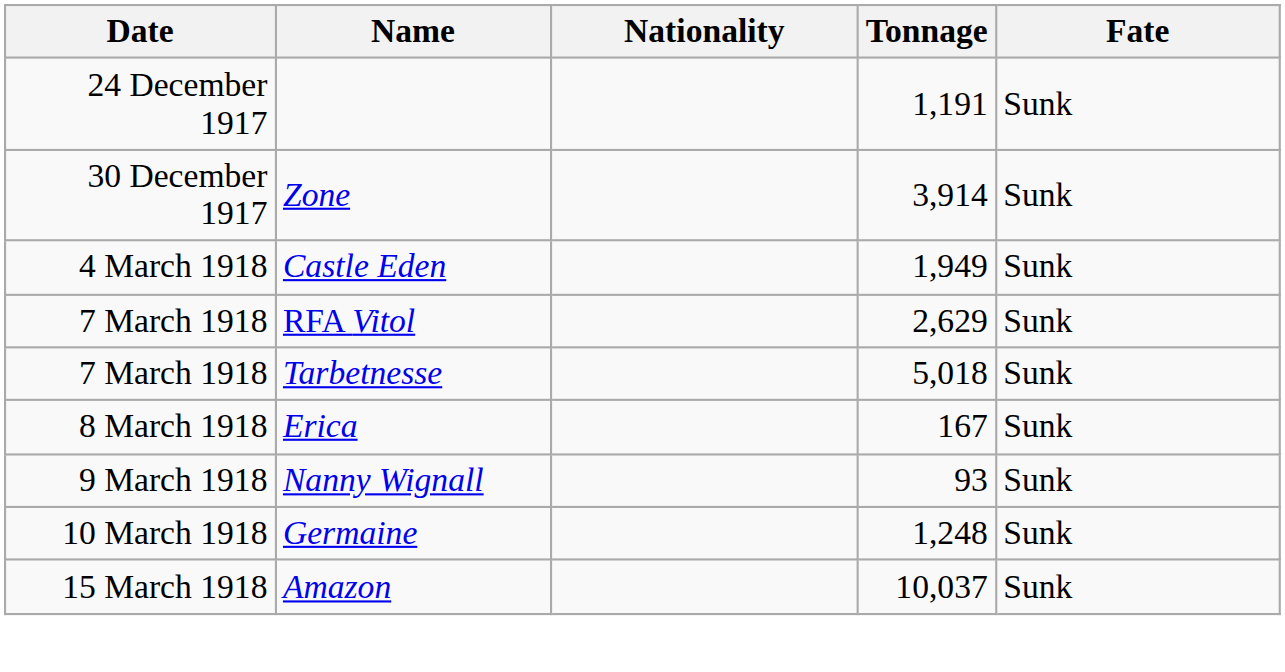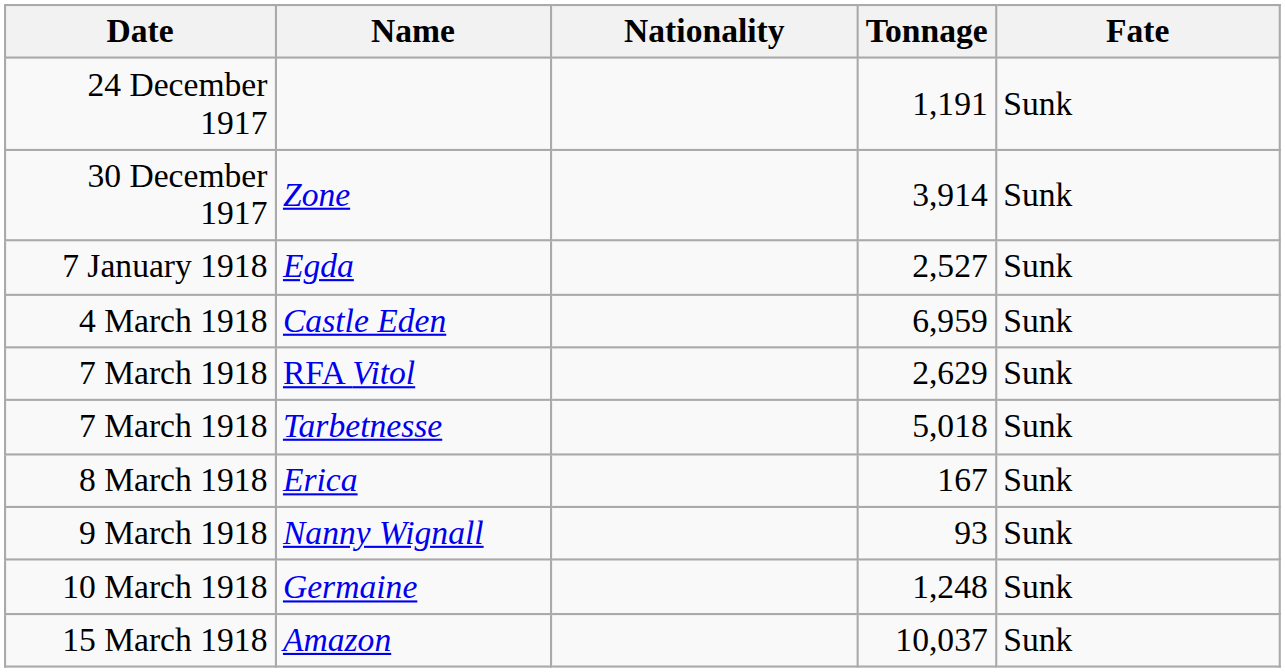+ row: (318, 266)
(950, 266) 1,949 -> (950, 319) 6,959
